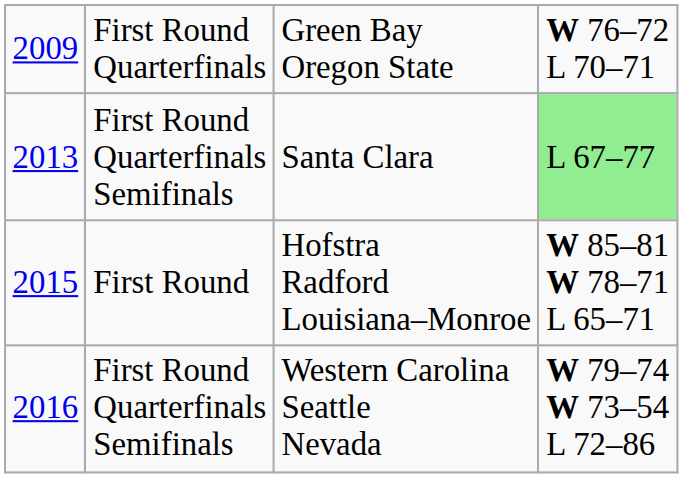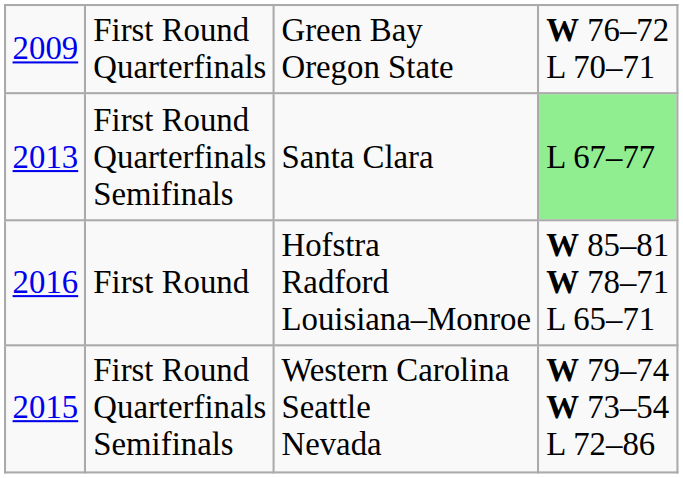(45, 282) 2015 -> (45, 282) 2016
(45, 407) 2016 -> (45, 407) 2015
